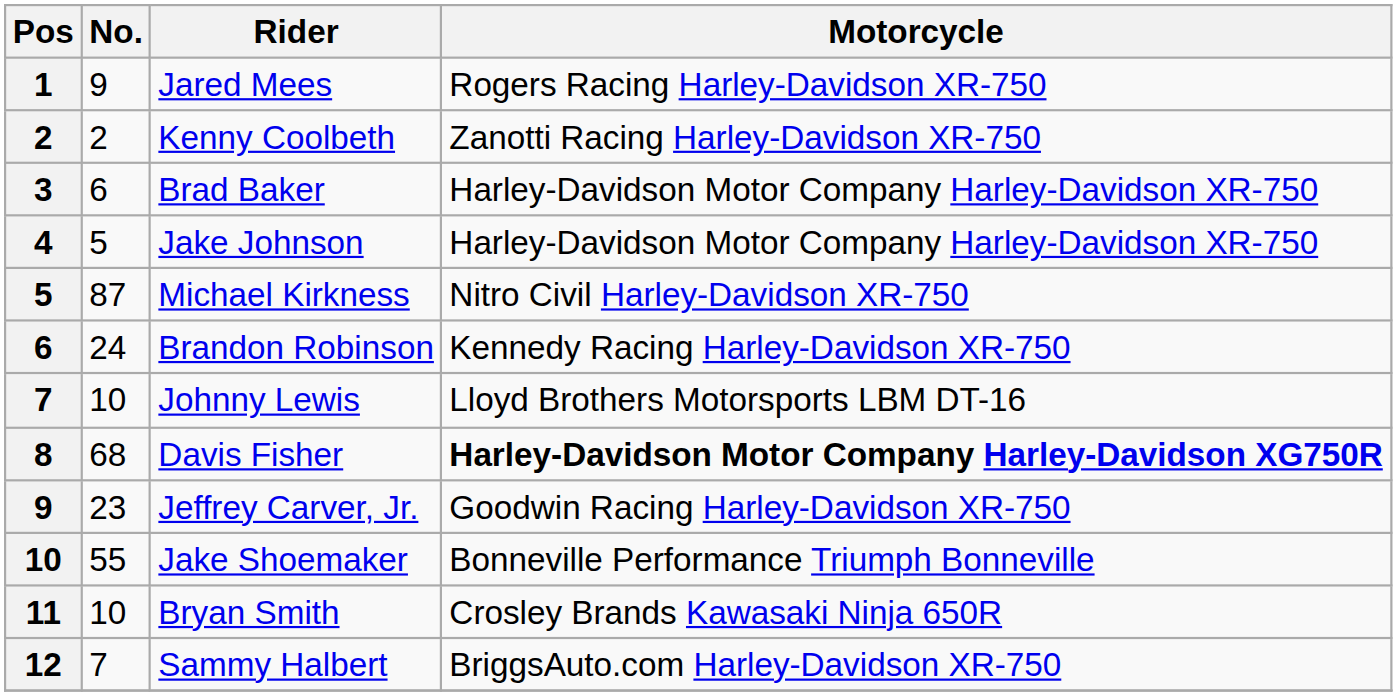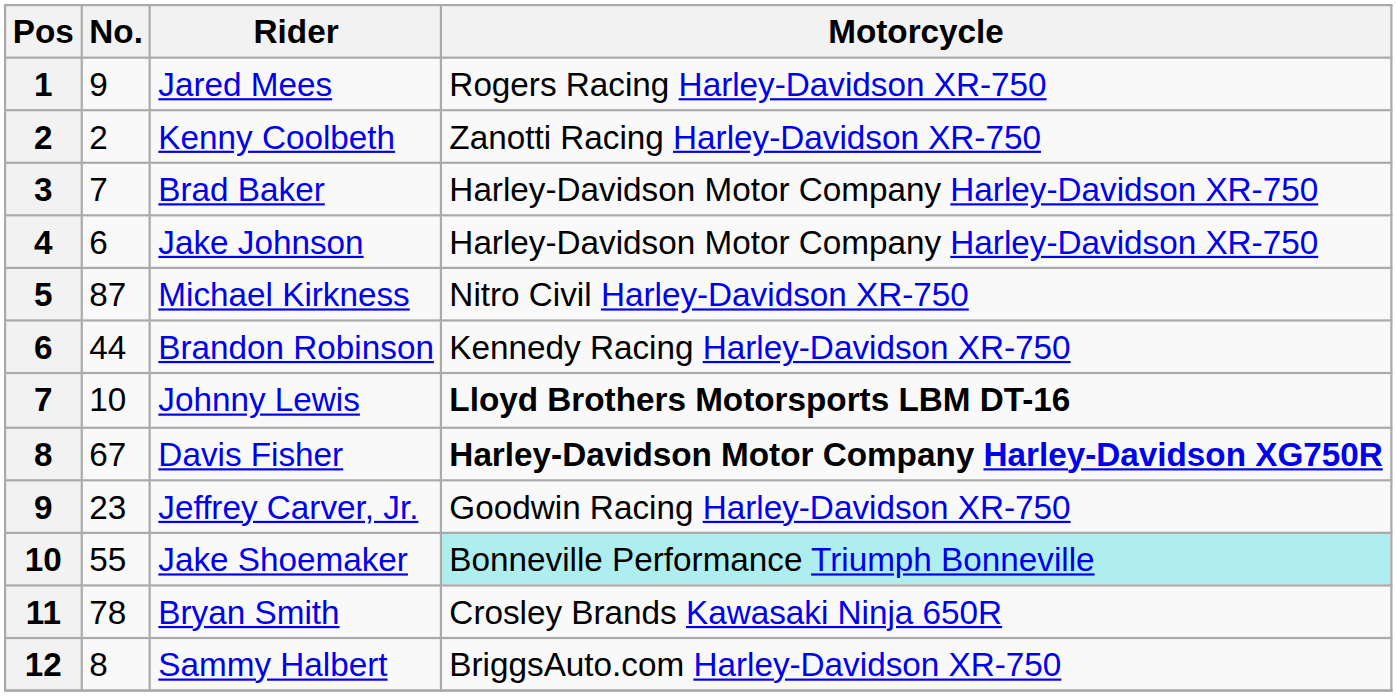(99, 190) 6 -> (99, 190) 7
(99, 242) 5 -> (99, 242) 6
(108, 348) 24 -> (108, 348) 44
(738, 401) normal -> (760, 401) bold
(108, 453) 68 -> (108, 453) 67
(772, 559) no background -> (772, 559) paleturquoise background
(108, 611) 10 -> (108, 611) 78
(99, 664) 7 -> (99, 664) 8
